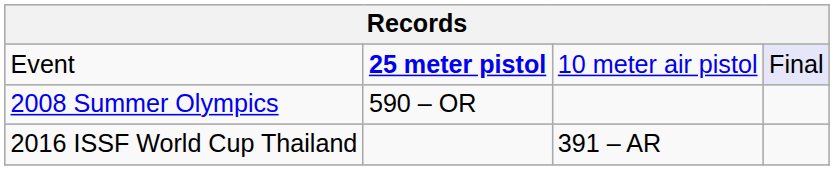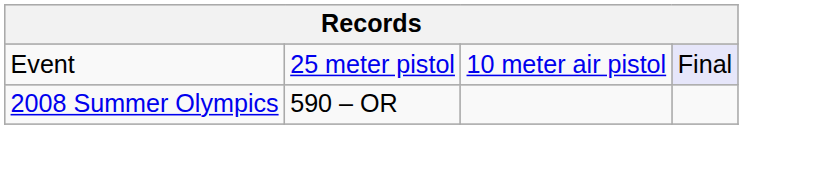(458, 64) bold -> (373, 64) normal
- row: (184, 143)
